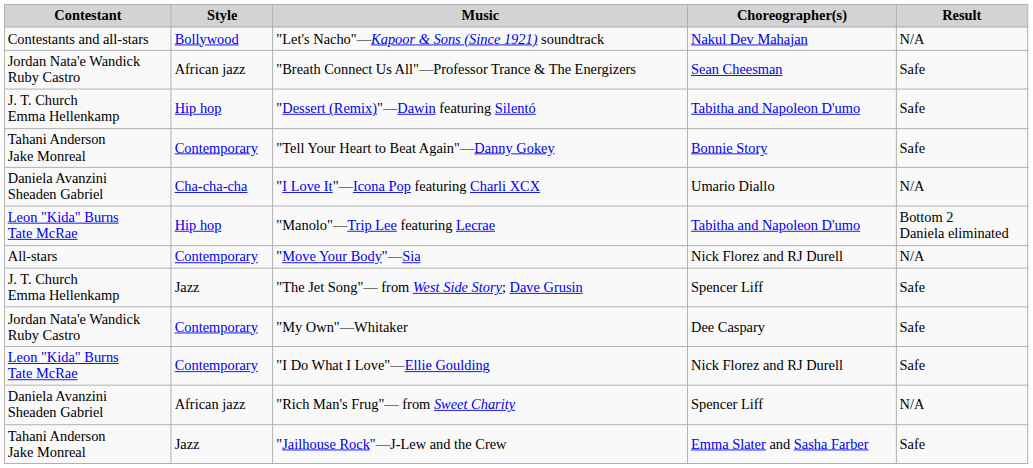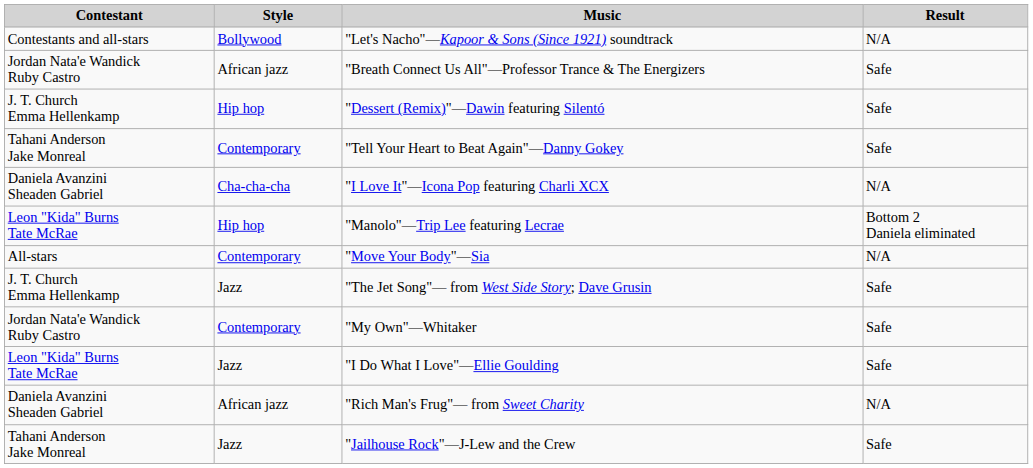- column: (792, 15)
(216, 365) Contemporary -> (230, 365) Jazz
